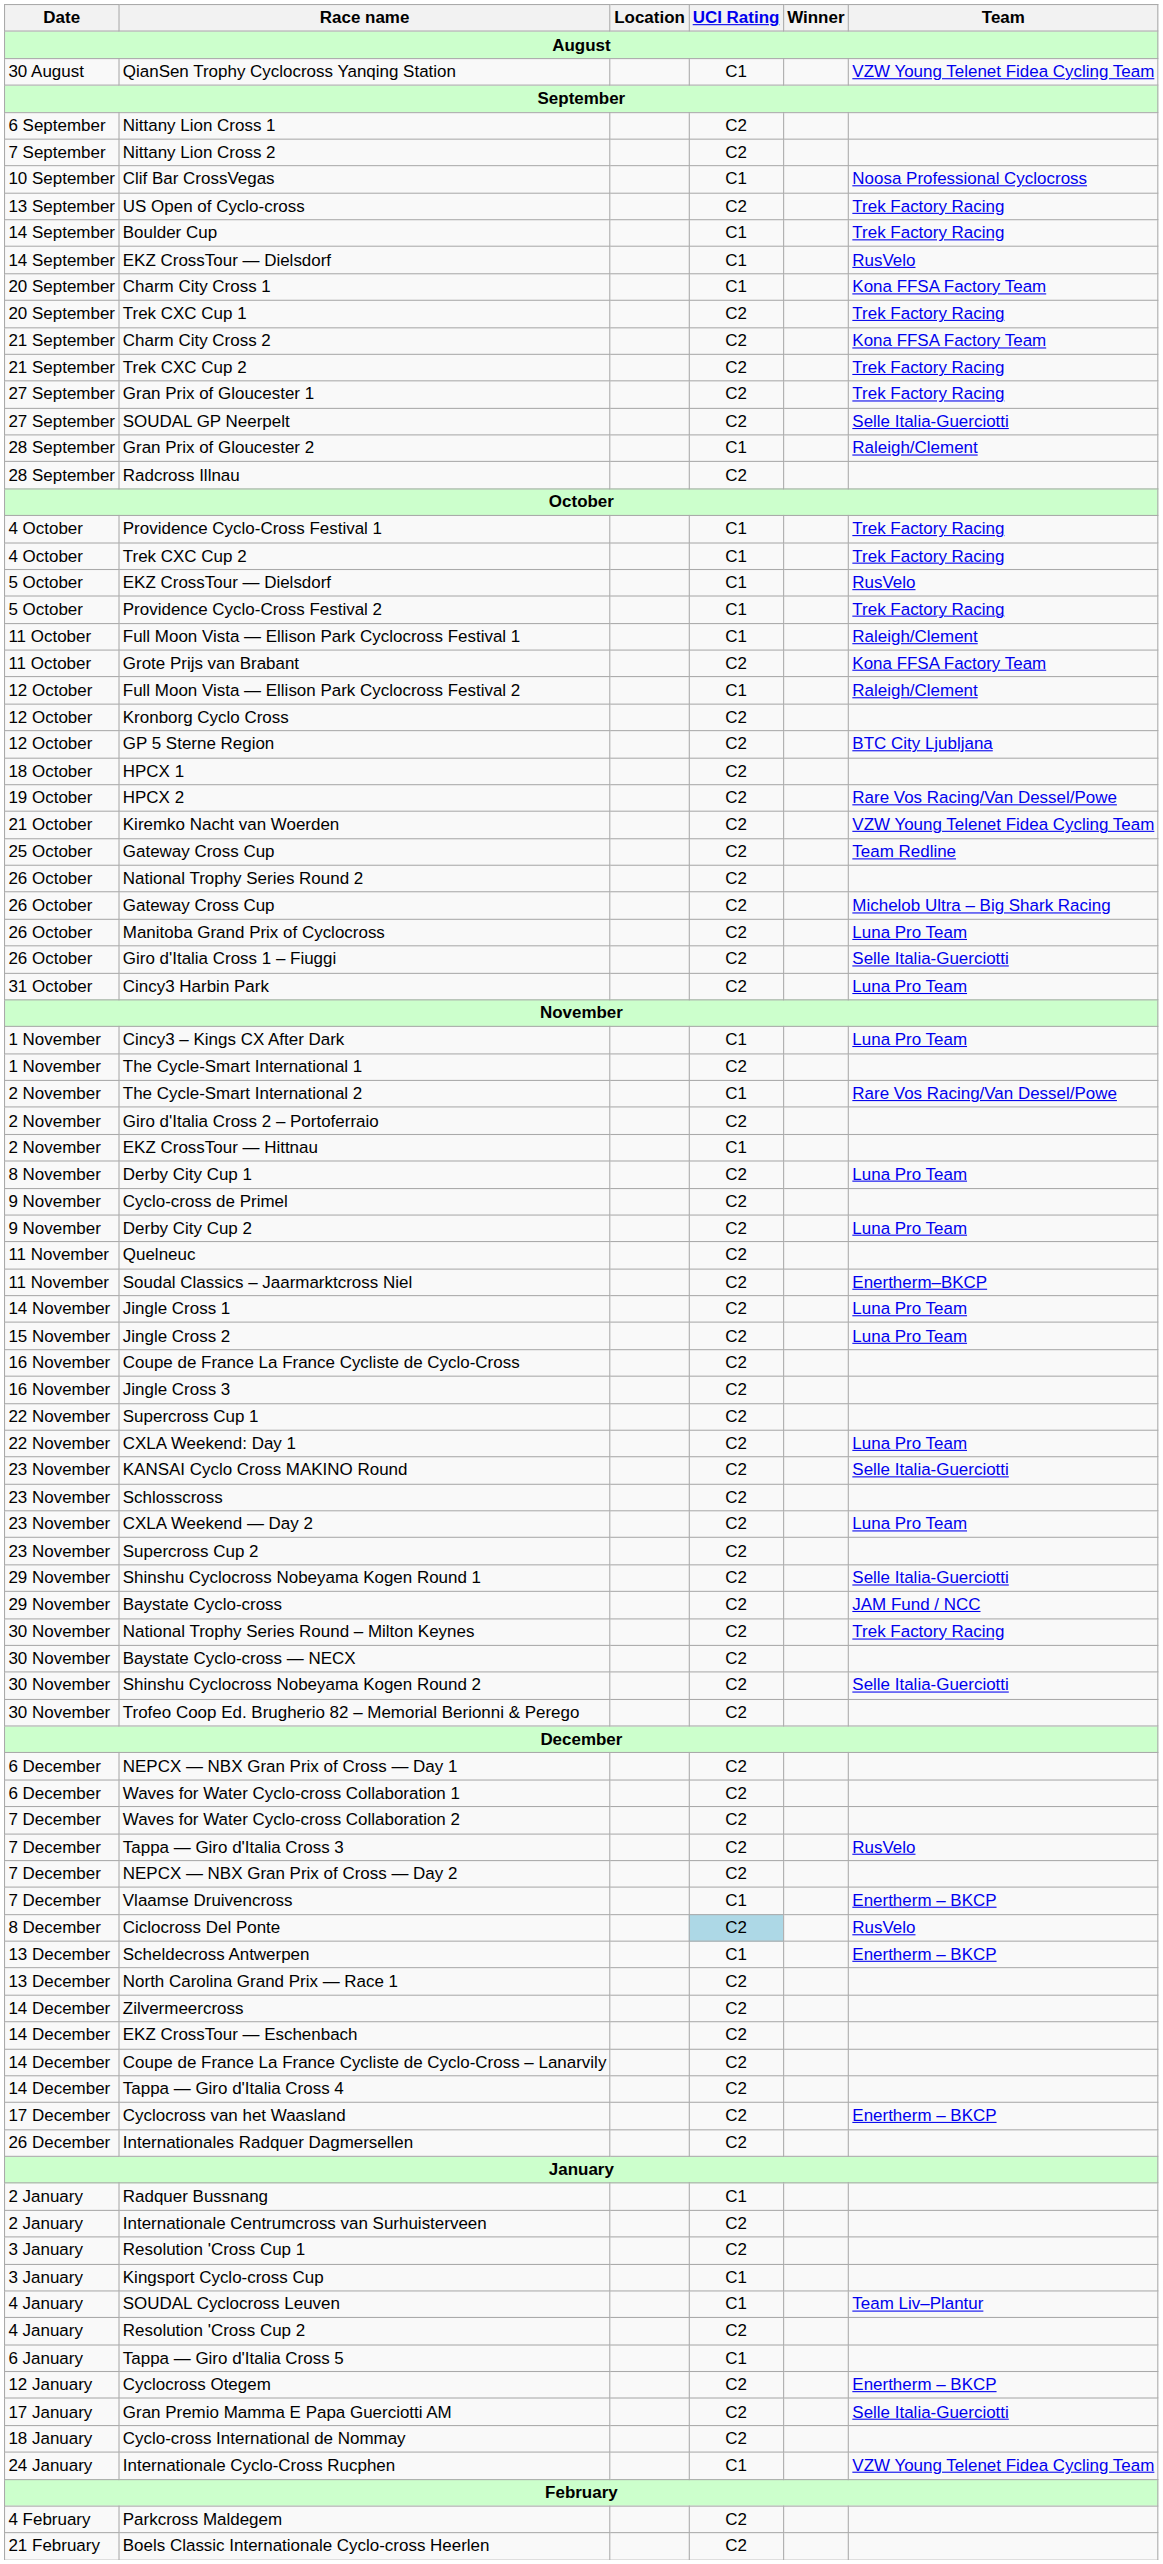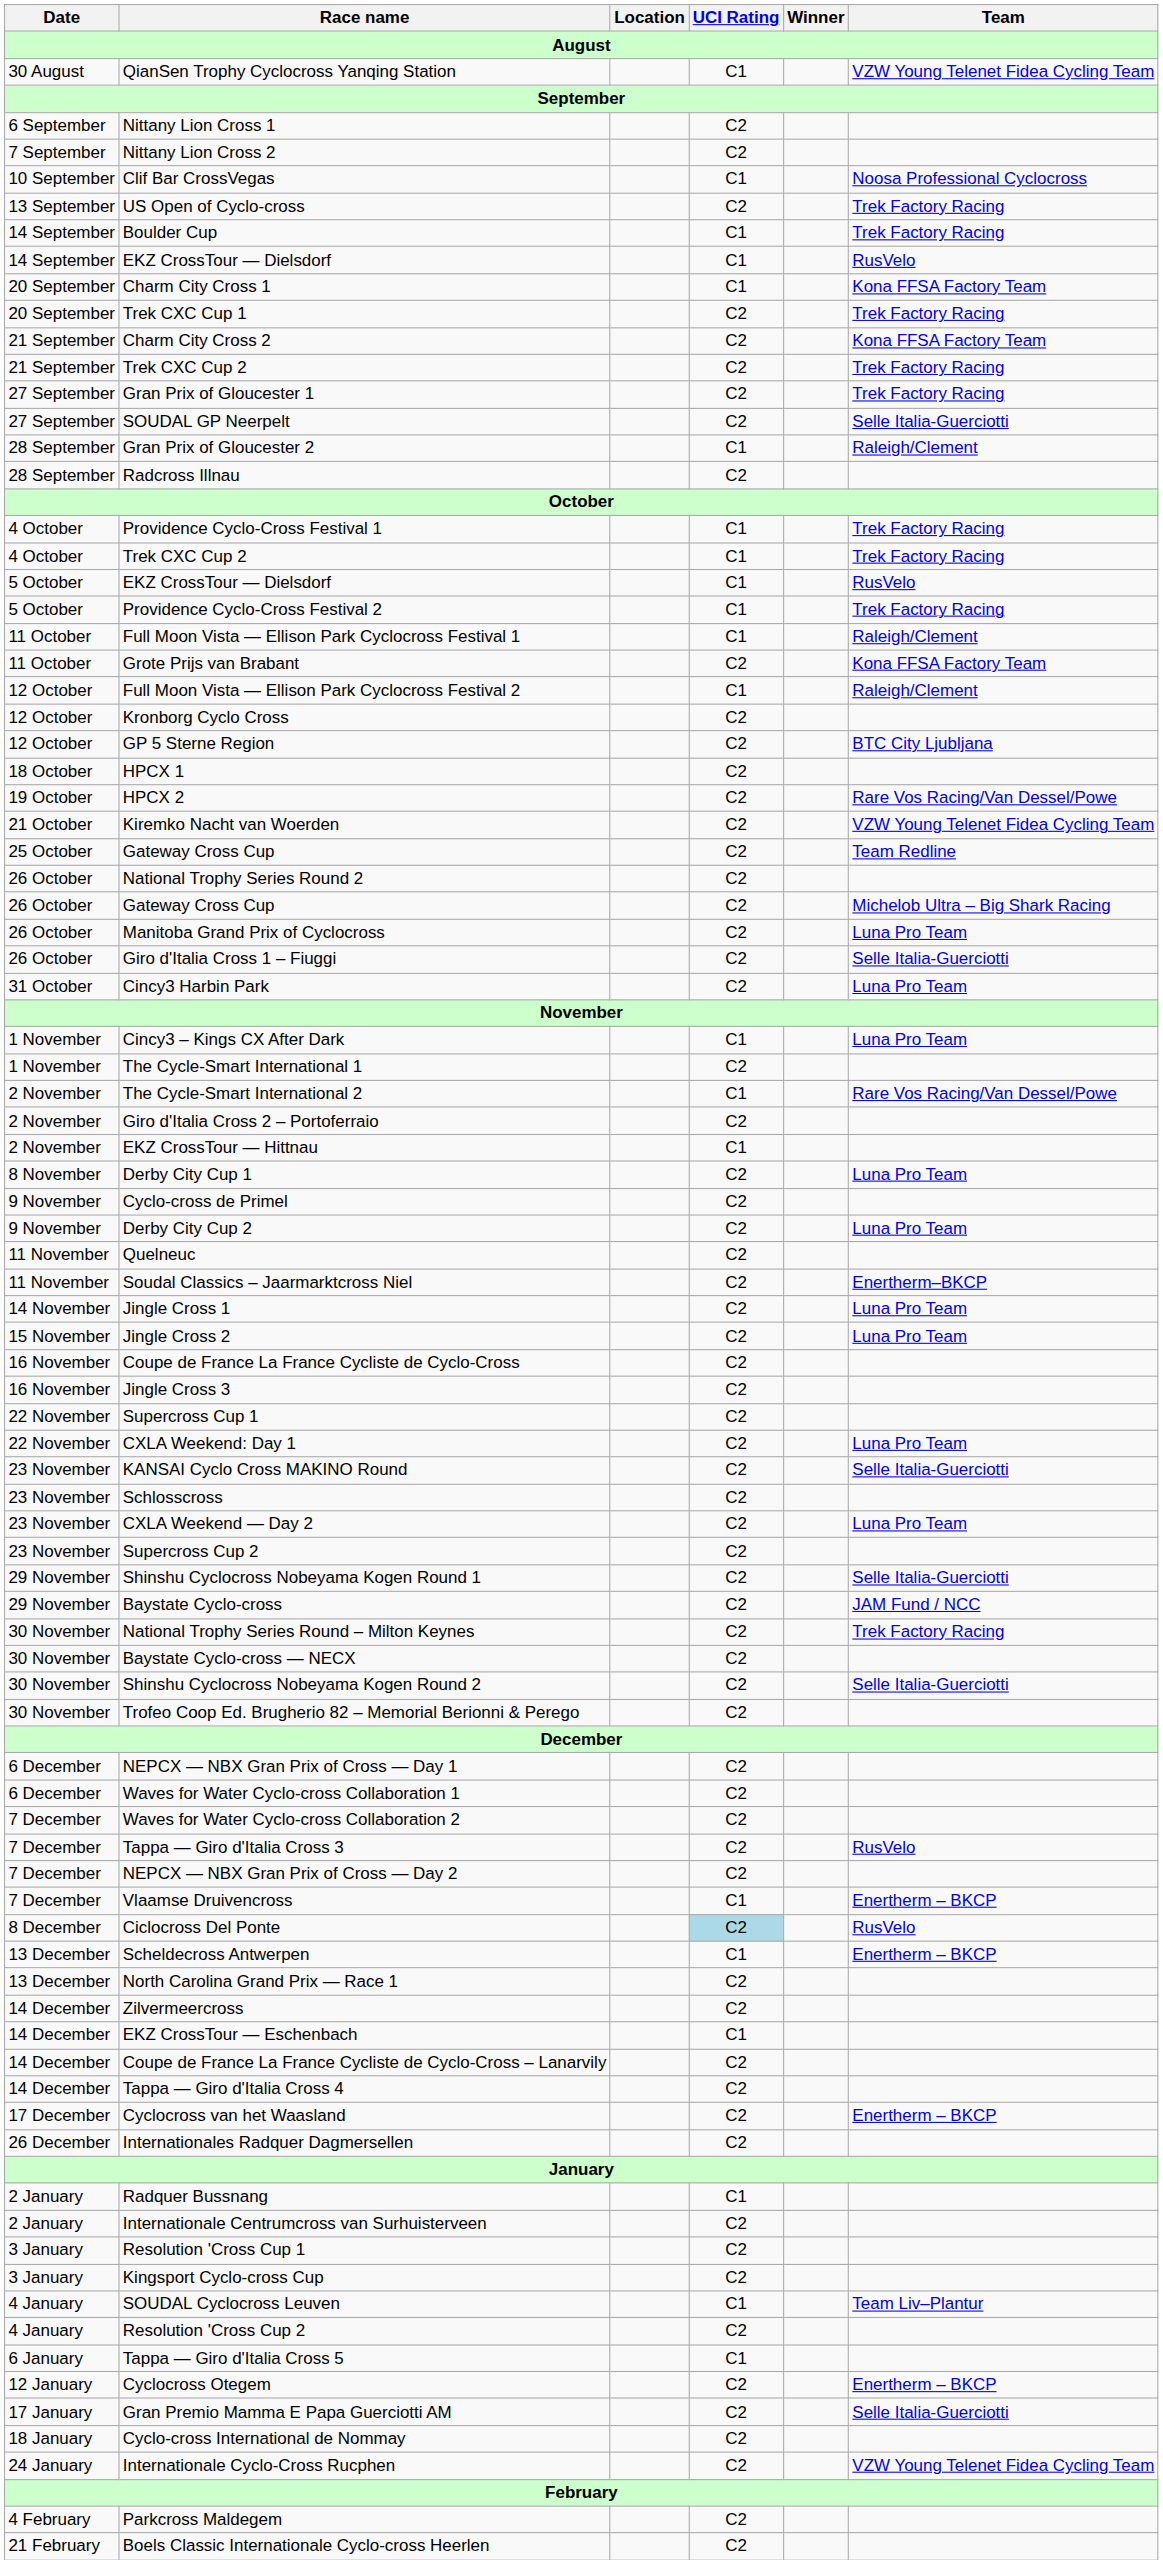(736, 2035) C2 -> (736, 2035) C1
(736, 2277) C1 -> (736, 2277) C2
(736, 2465) C1 -> (736, 2465) C2
